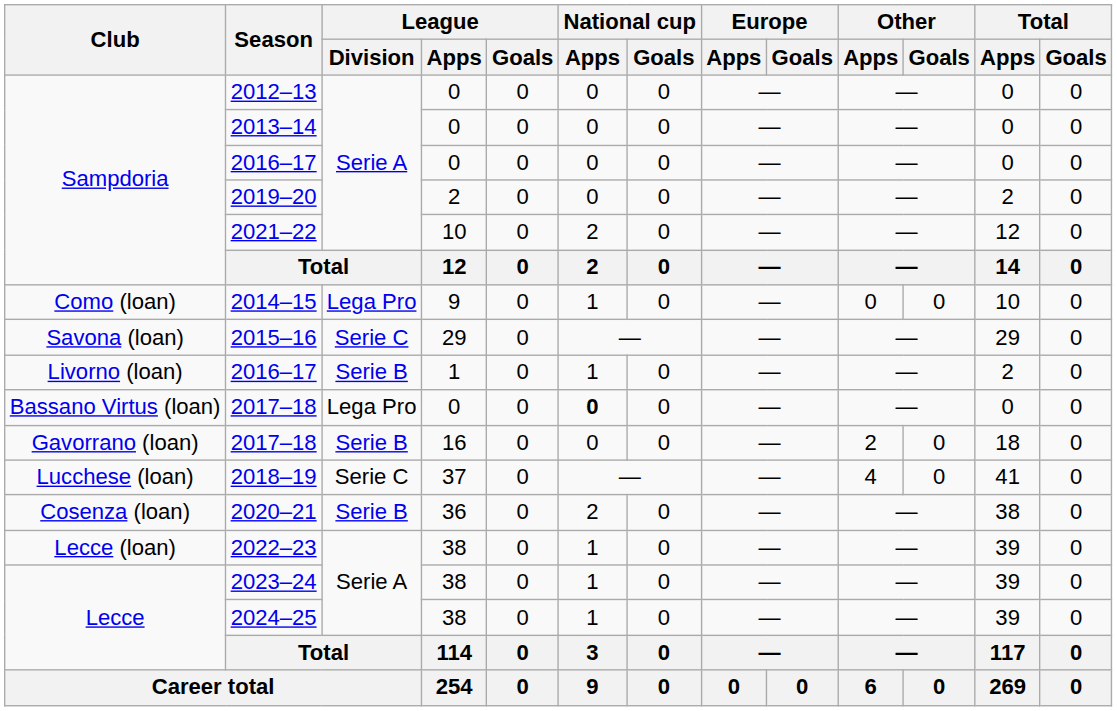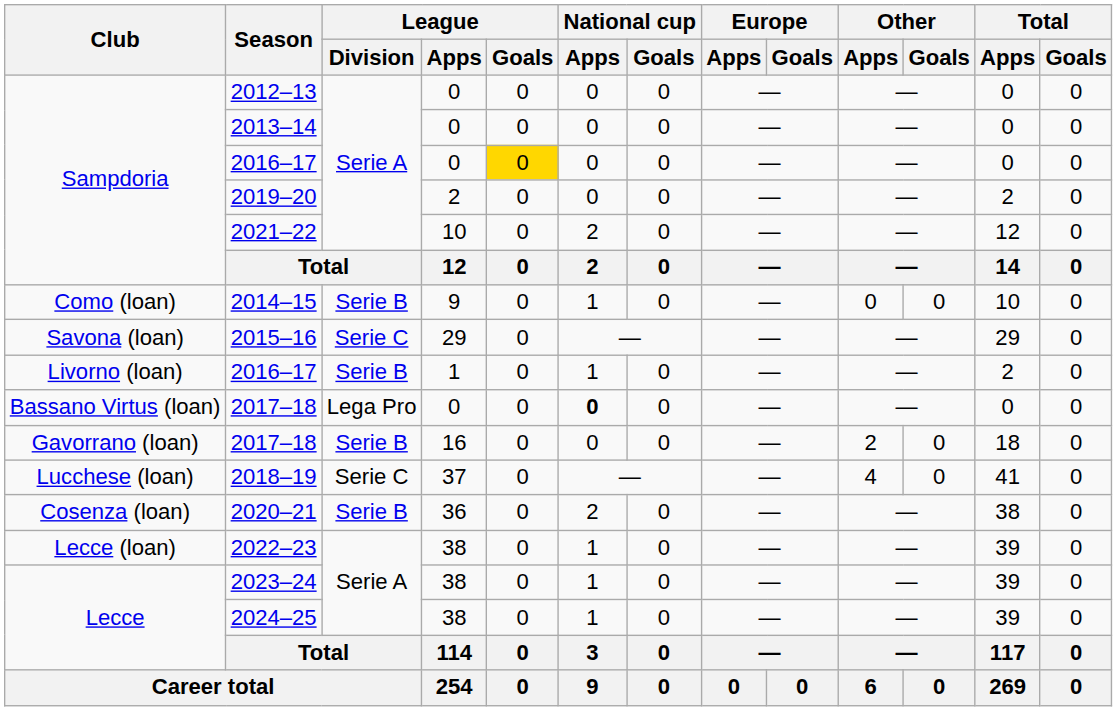(523, 162) no background -> (523, 162) gold background
(372, 302) Lega Pro -> (372, 302) Serie B
